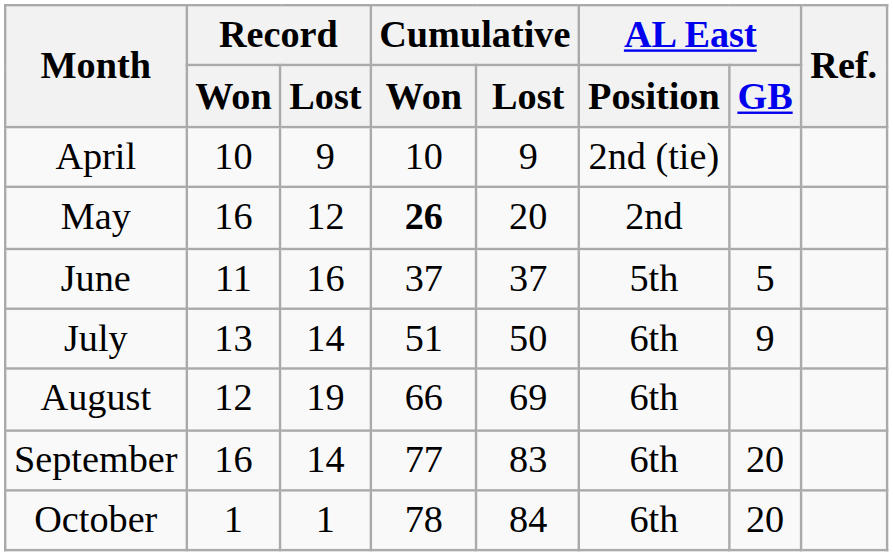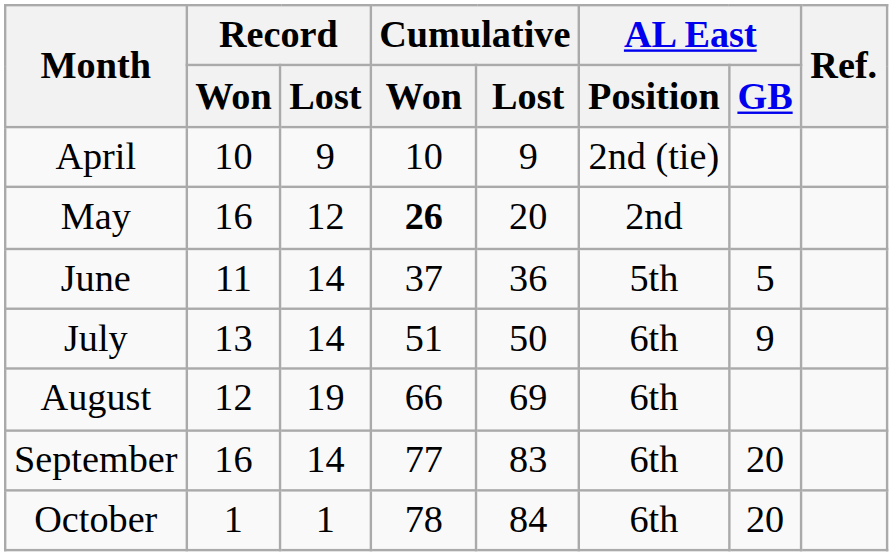(325, 277) 16 -> (325, 277) 14
(528, 277) 37 -> (528, 277) 36
